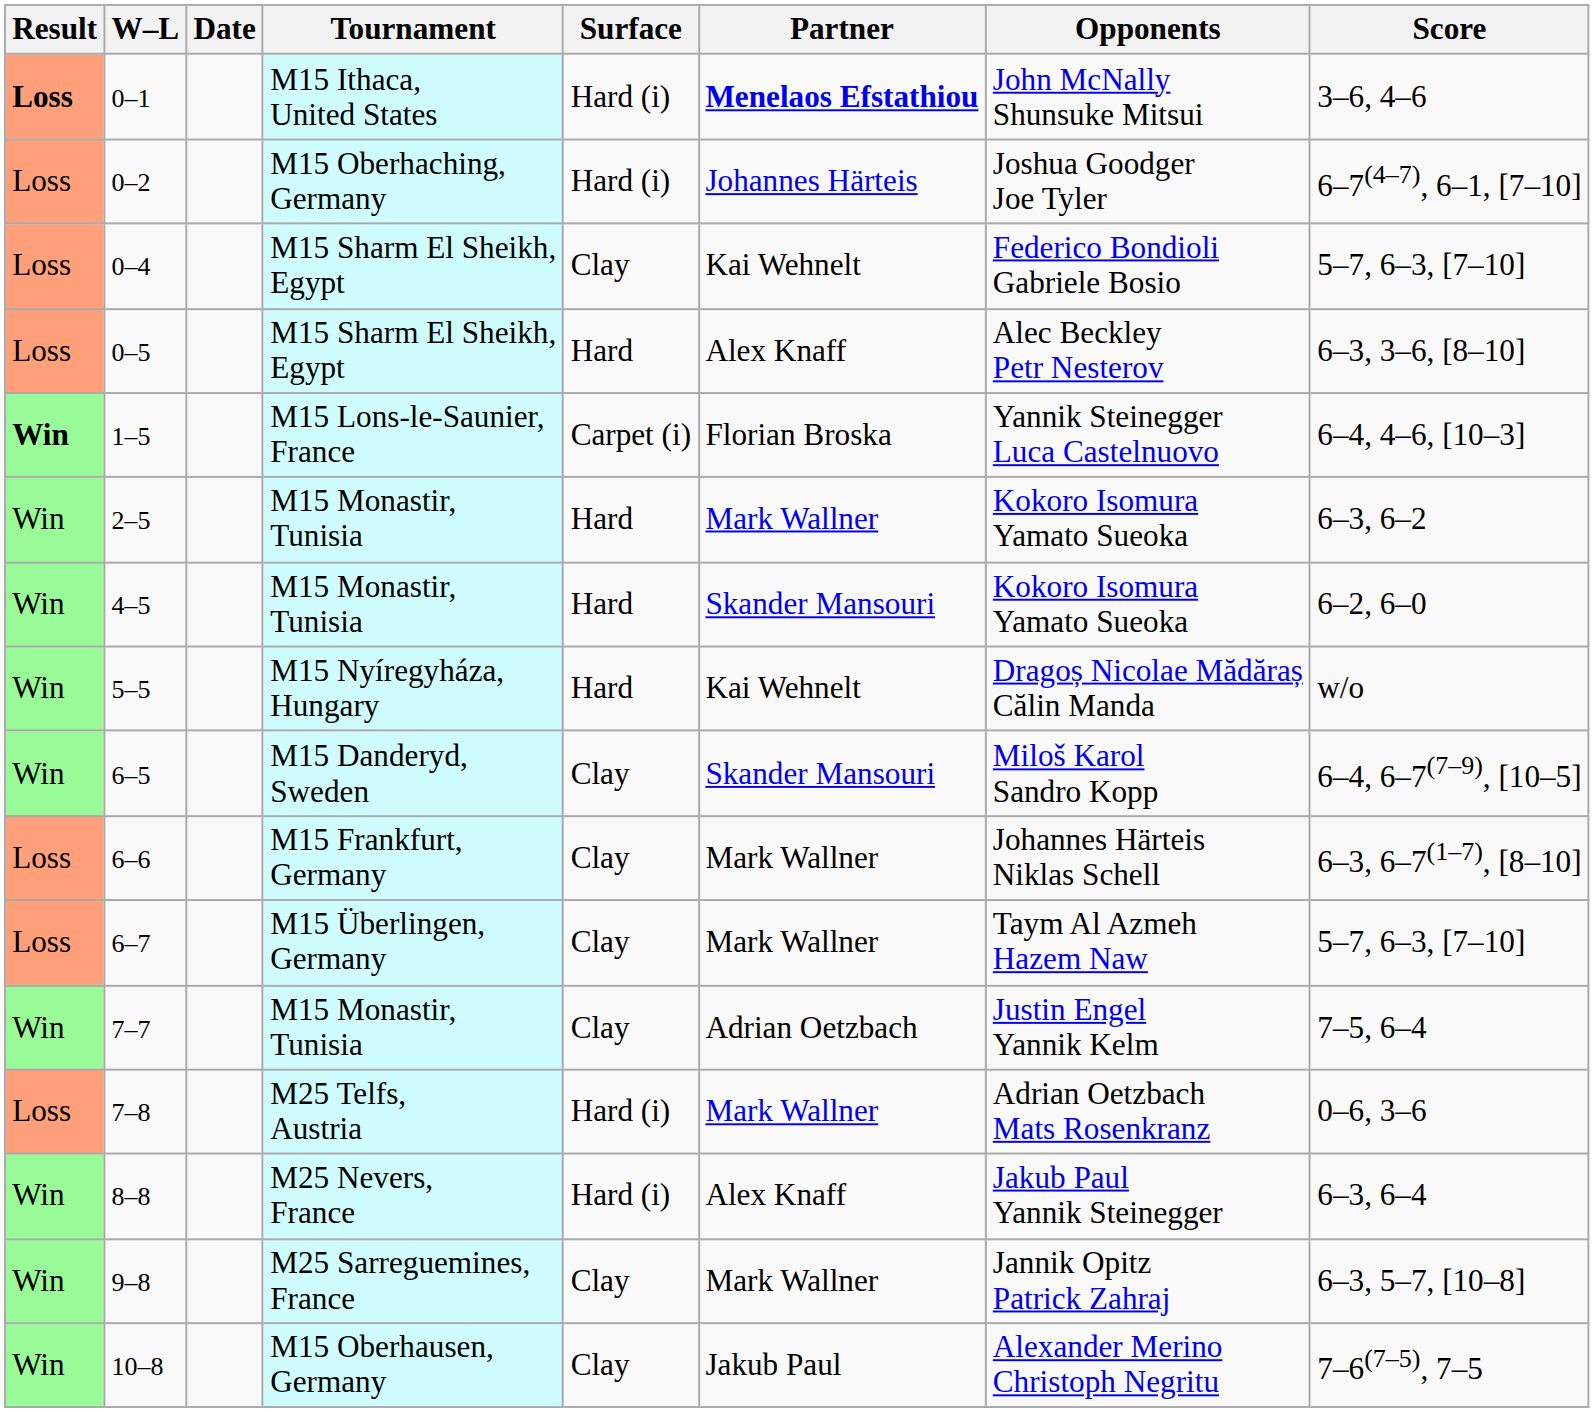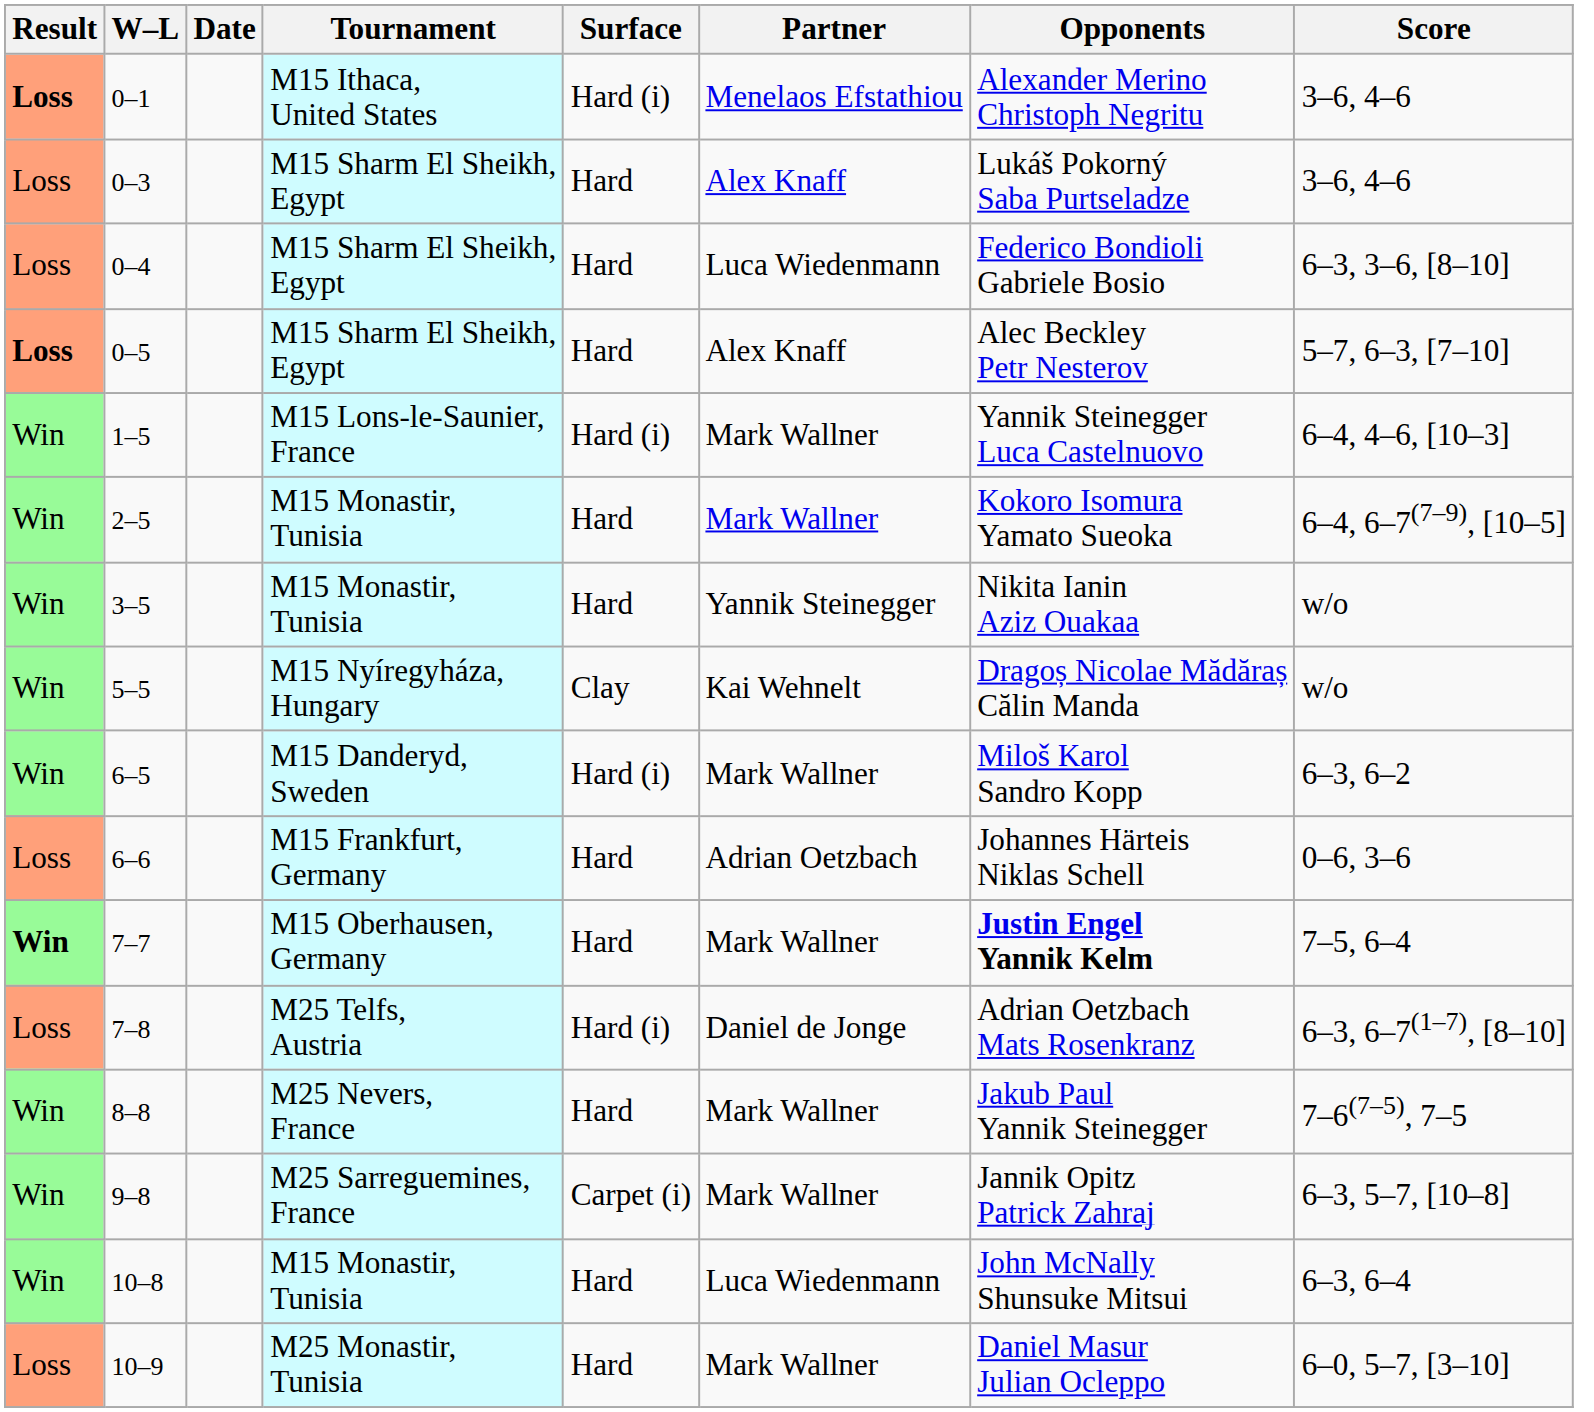(842, 96) bold -> (834, 96) normal
(1098, 96) John McNally Shunsuke Mitsui -> (1092, 96) Alexander Merino Christoph Negritu
- row: (131, 182)
+ row: (131, 182)
(600, 265) Clay -> (602, 265) Hard
(783, 265) Kai Wehnelt -> (823, 265) Luca Wiedenmann
(1421, 265) 5–7, 6–3, [7–10] -> (1406, 265) 6–3, 3–6, [8–10]
(42, 350) normal -> (43, 350) bold
(1421, 350) 6–3, 3–6, [8–10] -> (1406, 350) 5–7, 6–3, [7–10]
(41, 434) bold -> (38, 434) normal
(631, 434) Carpet (i) -> (620, 434) Hard (i)
(799, 434) Florian Broska -> (792, 434) Mark Wallner
(1372, 519) 6–3, 6–2 -> (1434, 519) 6–4, 6–7(7–9), [10–5]
+ row: (131, 605)
- row: (131, 605)
(602, 688) Hard -> (600, 688) Clay
(600, 772) Clay -> (620, 772) Hard (i)
(820, 772) Skander Mansouri -> (792, 772) Mark Wallner
(1449, 772) 6–4, 6–7(7–9), [10–5] -> (1356, 772) 6–3, 6–2
(600, 857) Clay -> (602, 857) Hard
(792, 857) Mark Wallner -> (812, 857) Adrian Oetzbach
(1449, 857) 6–3, 6–7(1–7), [8–10] -> (1356, 857) 0–6, 3–6
- row: (131, 944)
(38, 1026) normal -> (41, 942) bold
(363, 1026) M15 Monastir, Tunisia -> (382, 942) M15 Oberhausen, Germany
(600, 1026) Clay -> (602, 942) Hard
(812, 1026) Adrian Oetzbach -> (792, 942) Mark Wallner
(1076, 1026) normal -> (1065, 942) bold
(792, 1111) Mark Wallner -> (806, 1026) Daniel de Jonge
(1372, 1111) 0–6, 3–6 -> (1434, 1026) 6–3, 6–7(1–7), [8–10]
(620, 1195) Hard (i) -> (602, 1111) Hard
(776, 1195) Alex Knaff -> (792, 1111) Mark Wallner
(1372, 1195) 6–3, 6–4 -> (1384, 1111) 7–6(7–5), 7–5
(600, 1280) Clay -> (631, 1195) Carpet (i)
(382, 1364) M15 Oberhausen, Germany -> (363, 1280) M15 Monastir, Tunisia
(600, 1364) Clay -> (602, 1280) Hard
(773, 1364) Jakub Paul -> (823, 1280) Luca Wiedenmann
(1108, 1364) Alexander Merino Christoph Negritu -> (1082, 1280) John McNally Shunsuke Mitsui
(1400, 1364) 7–6(7–5), 7–5 -> (1356, 1280) 6–3, 6–4
+ row: (137, 1366)
